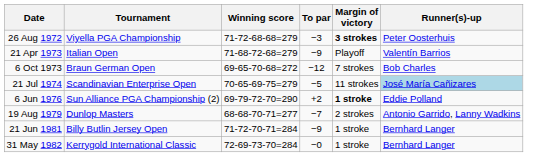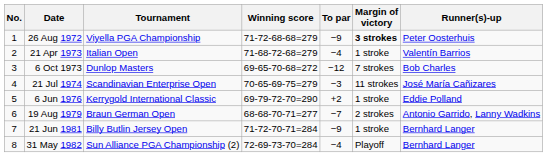+ column: (14, 17)
(316, 38) −3 -> (336, 38) −9
(316, 53) −9 -> (336, 53) −4
(350, 53) Playoff -> (372, 53) 1 stroke
(111, 68) Braun German Open -> (120, 68) Dunlop Masters
(316, 83) −5 -> (336, 83) −3
(429, 83) lightblue background -> (449, 83) no background
(143, 99) Sun Alliance PGA Championship (2) -> (151, 99) Kerrygold International Classic
(353, 99) bold -> (372, 99) normal
(100, 114) Dunlop Masters -> (131, 114) Braun German Open
(131, 144) Kerrygold International Classic -> (163, 144) Sun Alliance PGA Championship (2)
(316, 144) −0 -> (336, 144) −4
(352, 144) 1 stroke -> (369, 144) Playoff
